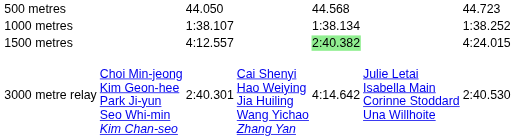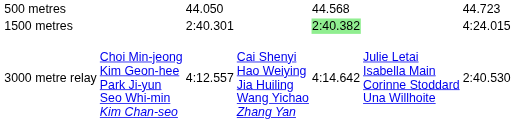- row: (39, 26)
(210, 43) 4:12.557 -> (210, 26) 2:40.301
(210, 94) 2:40.301 -> (210, 77) 4:12.557
